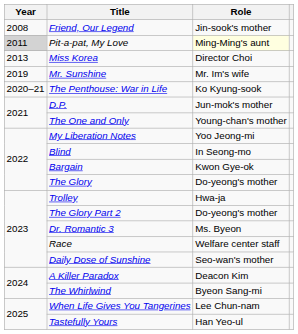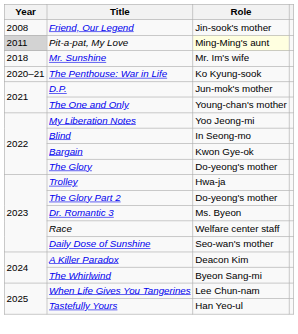- row: (73, 58)
(17, 74) 2019 -> (17, 58) 2018
